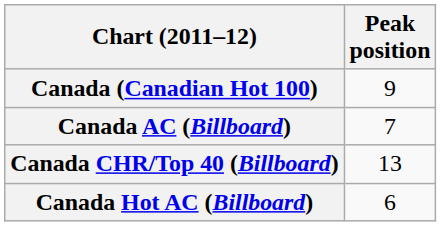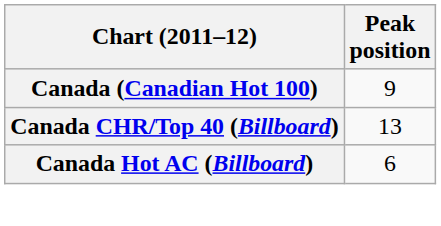- row: (174, 125)
